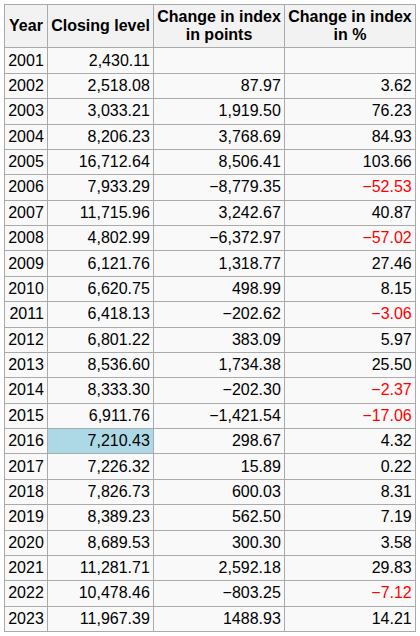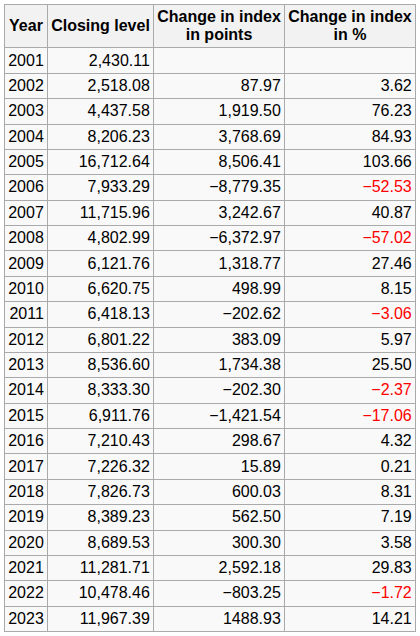(119, 111) 3,033.21 -> (119, 111) 4,437.58
(119, 441) lightblue background -> (119, 441) no background
(396, 466) 0.22 -> (396, 466) 0.21
(392, 593) −7.12 -> (392, 593) −1.72
